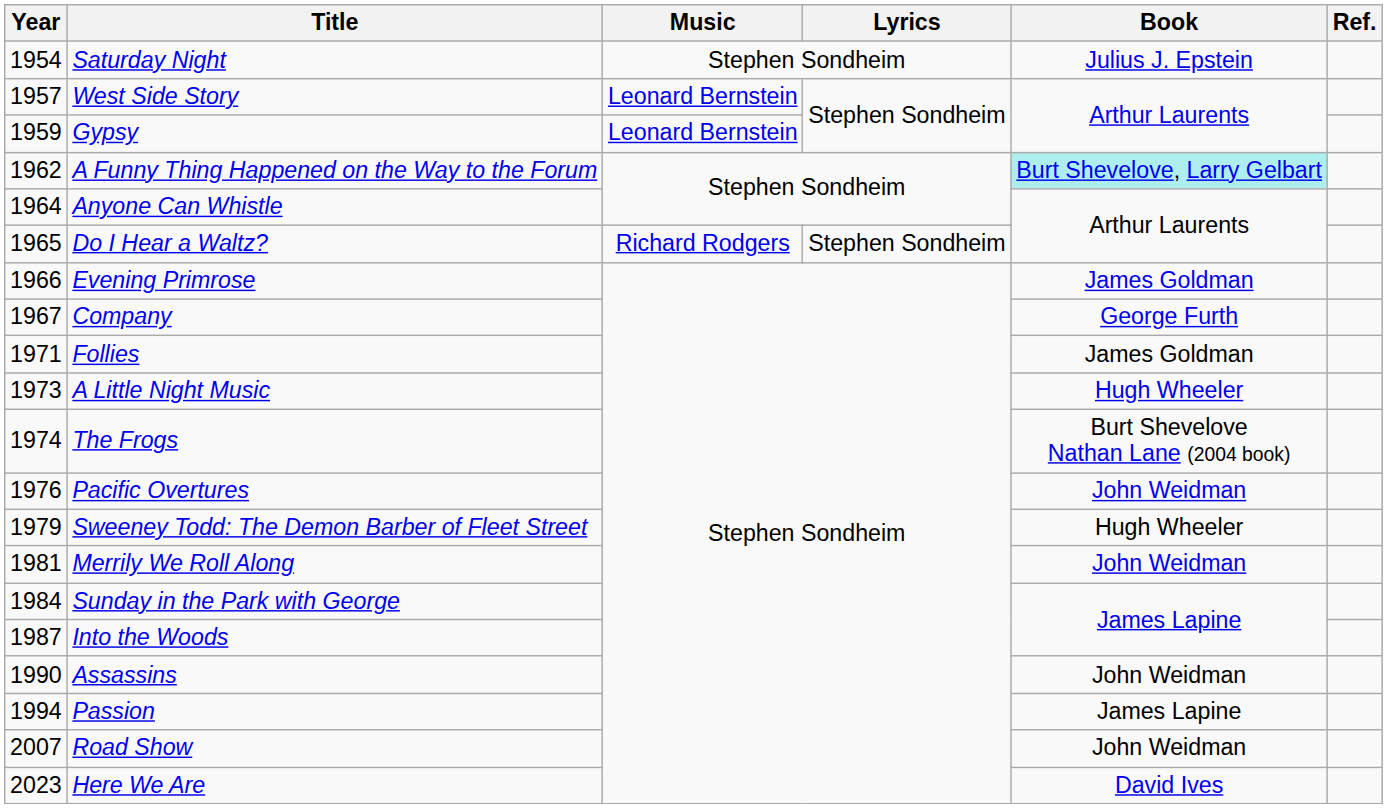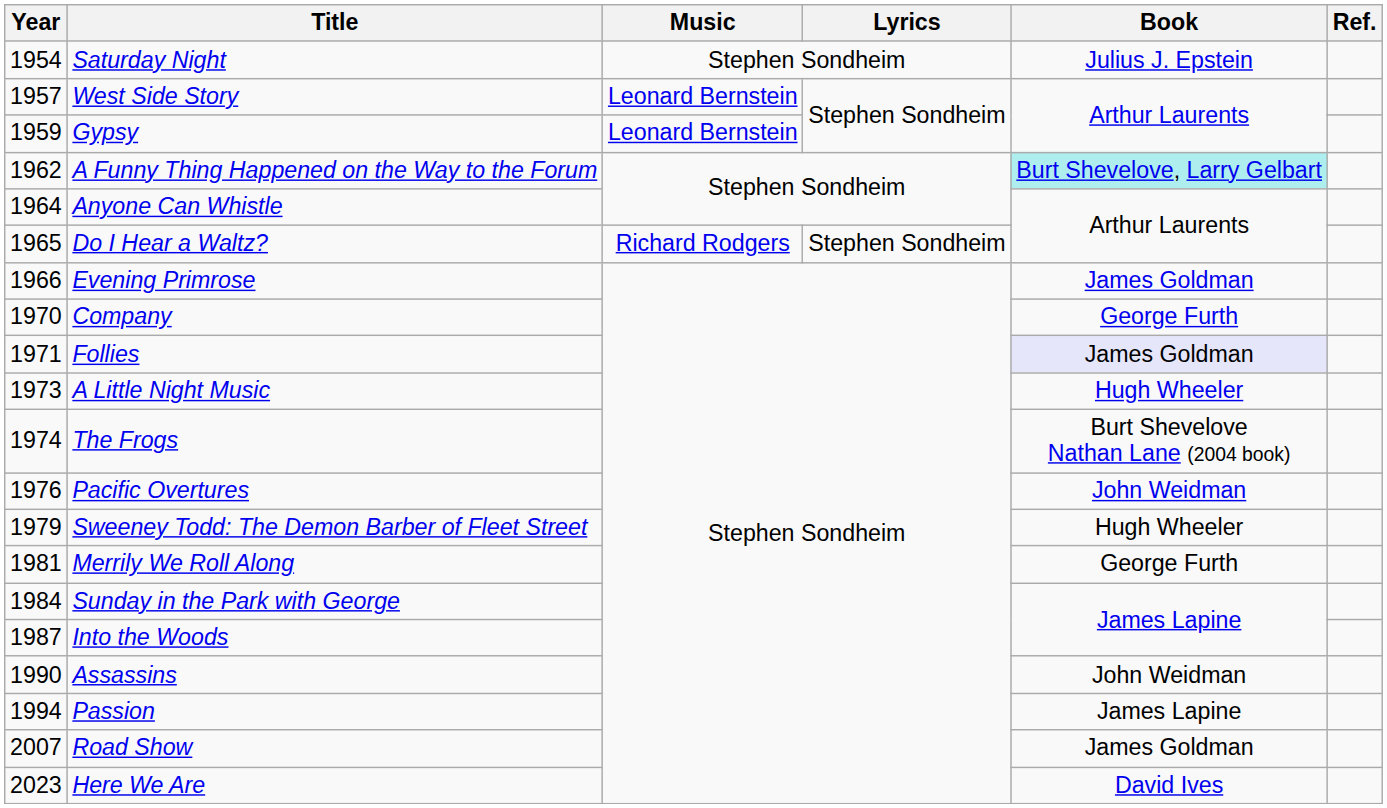(36, 317) 1967 -> (36, 317) 1970
(1169, 354) no background -> (1169, 354) lavender background
(1169, 564) John Weidman -> (1169, 564) George Furth
(1169, 748) John Weidman -> (1169, 748) James Goldman
